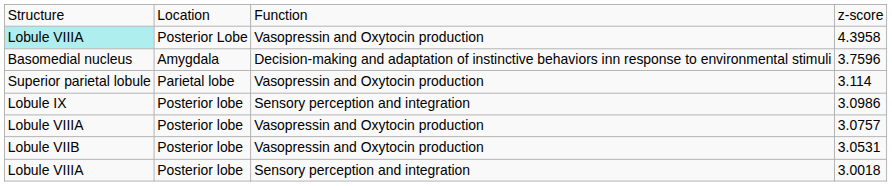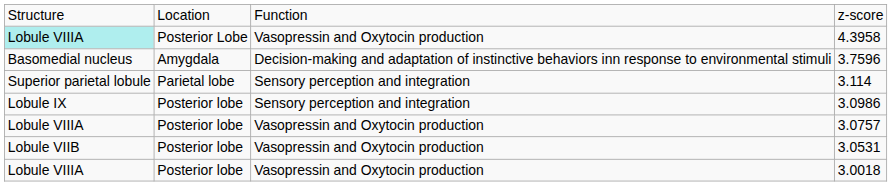(369, 81) Vasopressin and Oxytocin production -> (362, 81) Sensory perception and integration
(362, 170) Sensory perception and integration -> (369, 170) Vasopressin and Oxytocin production
